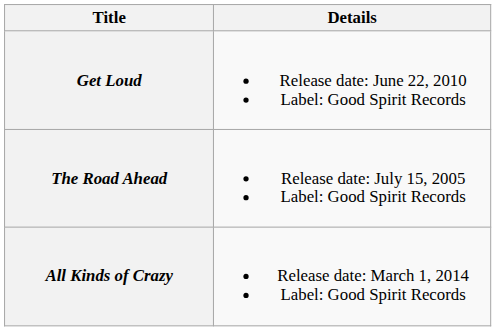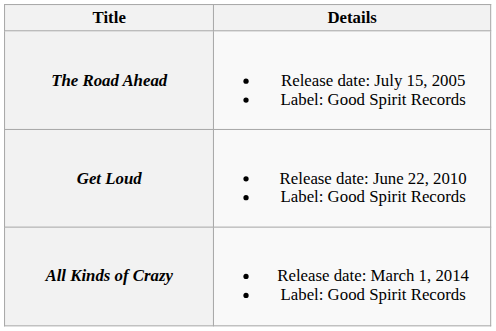rows swapped: (109, 178) <-> (109, 80)
